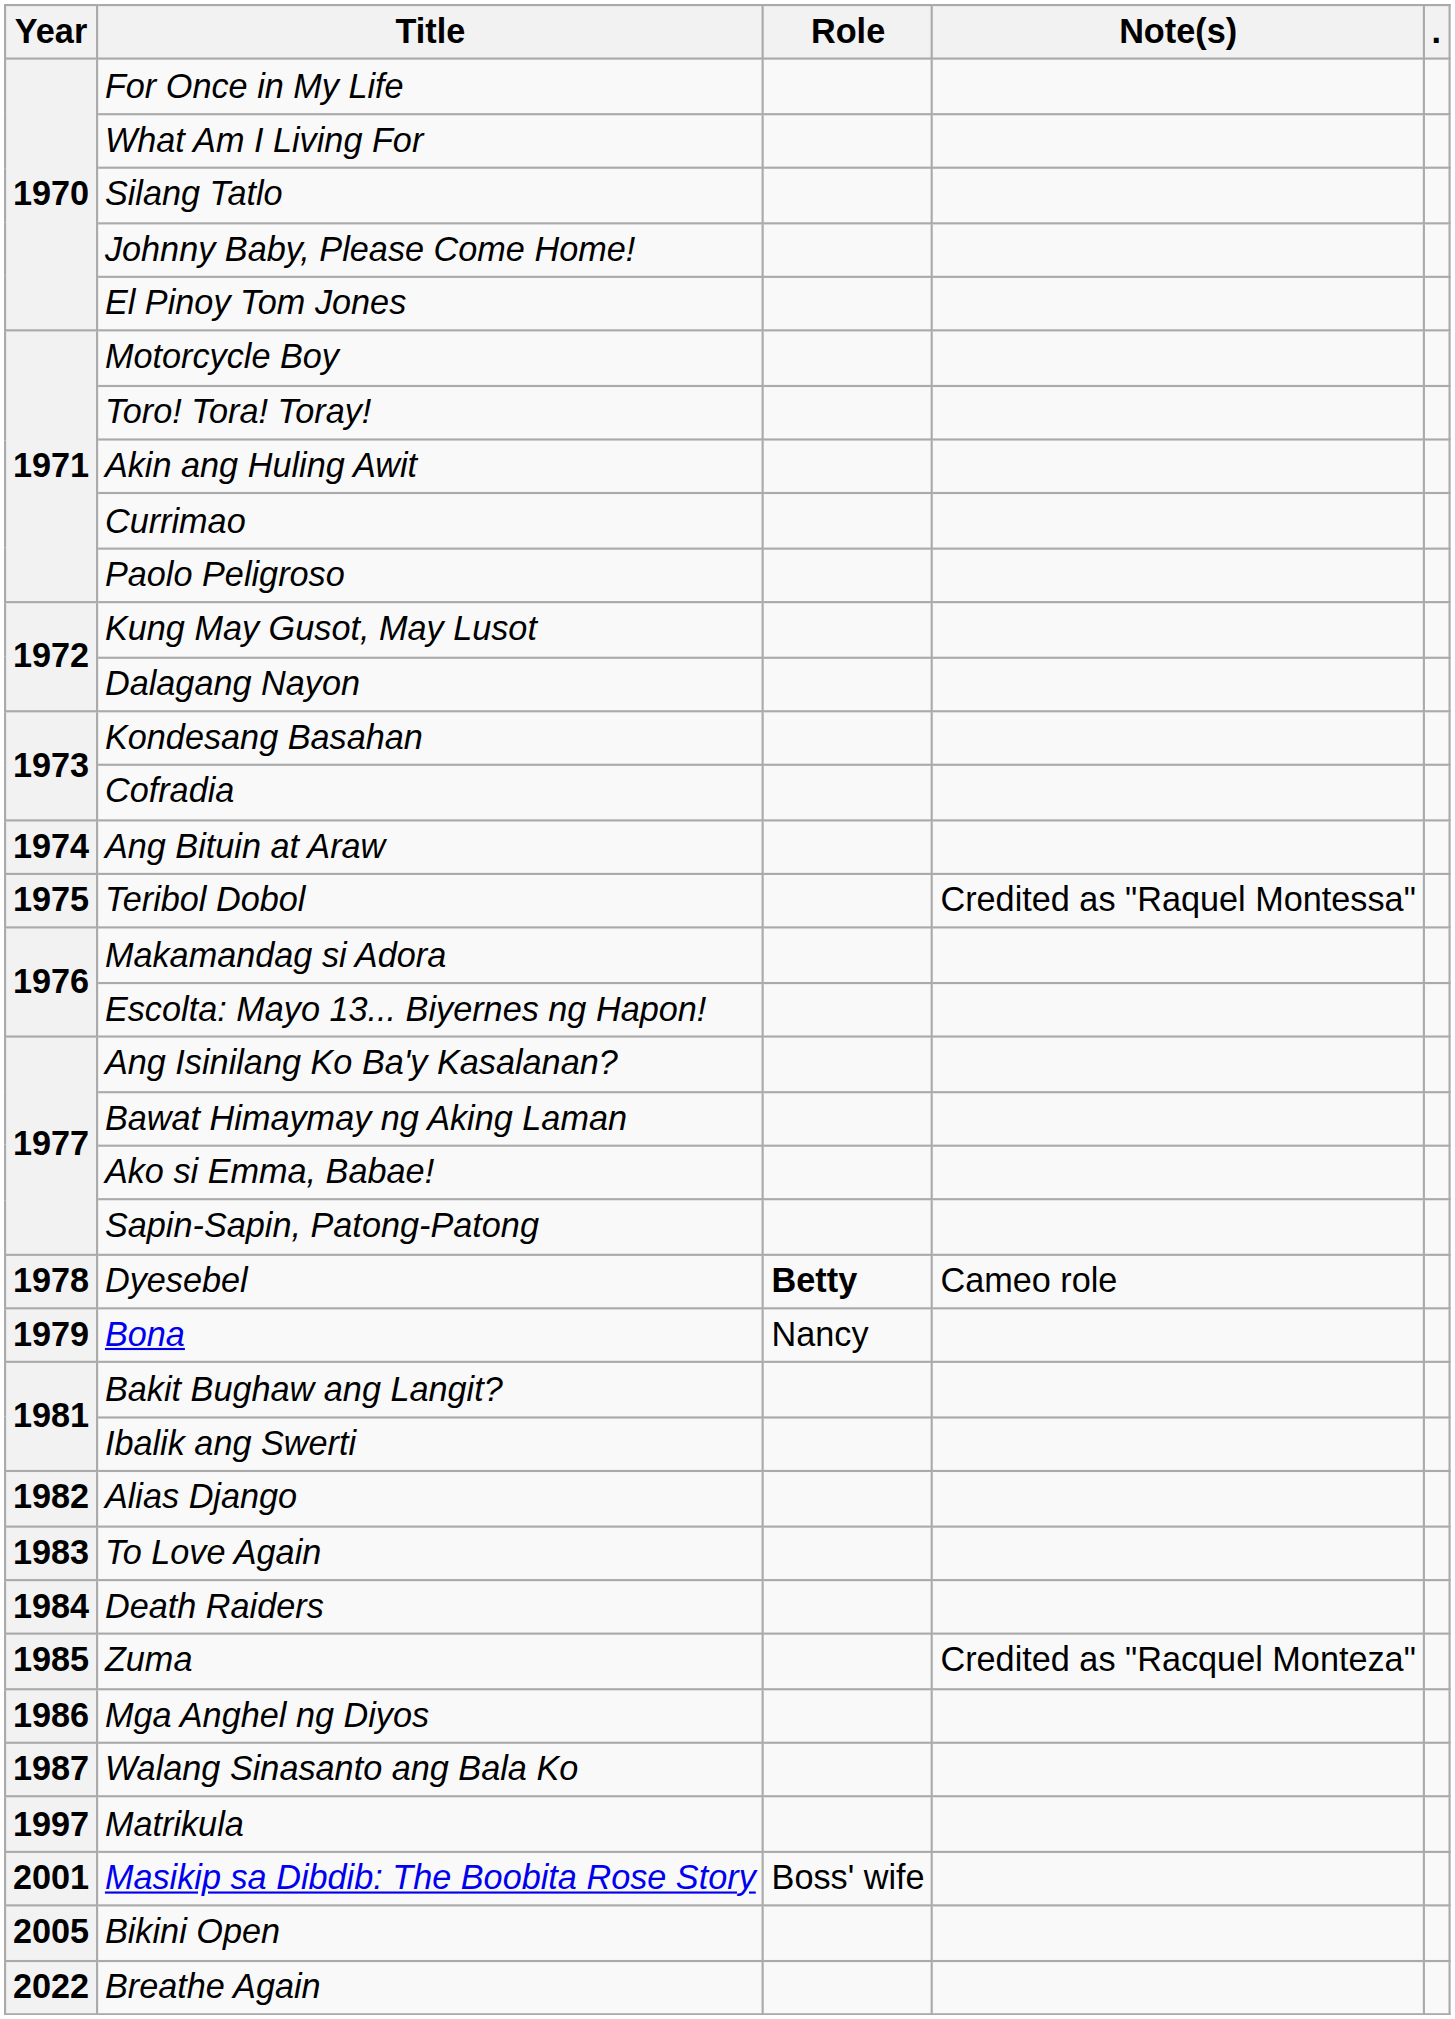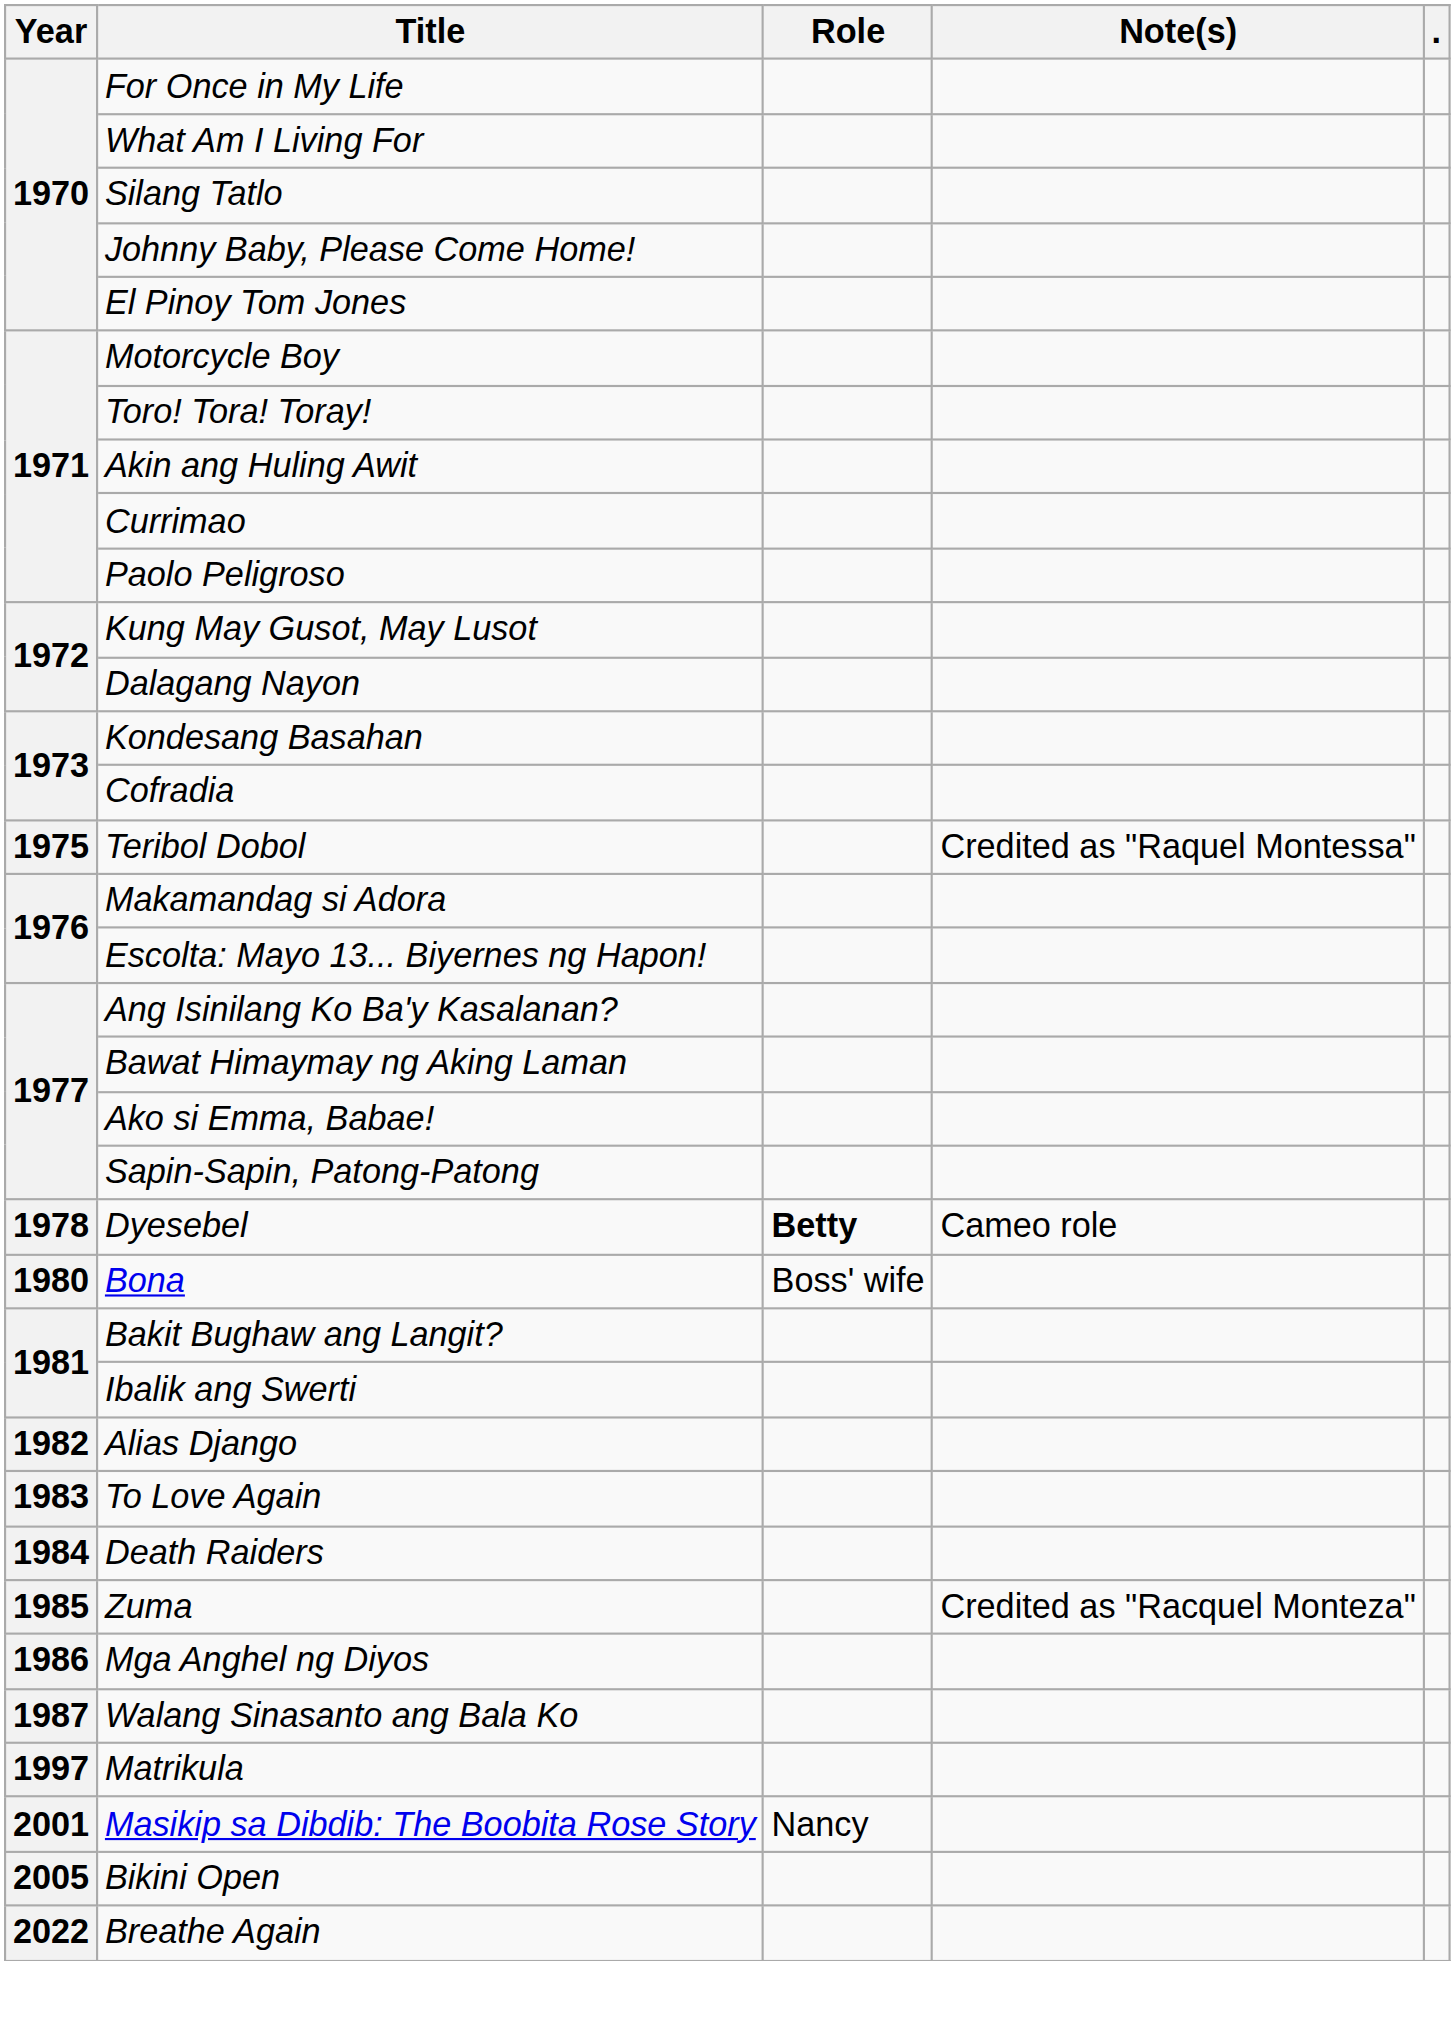- row: (245, 846)
(51, 1334) 1979 -> (51, 1280) 1980
(820, 1334) Nancy -> (848, 1280) Boss' wife
(848, 1877) Boss' wife -> (820, 1823) Nancy
